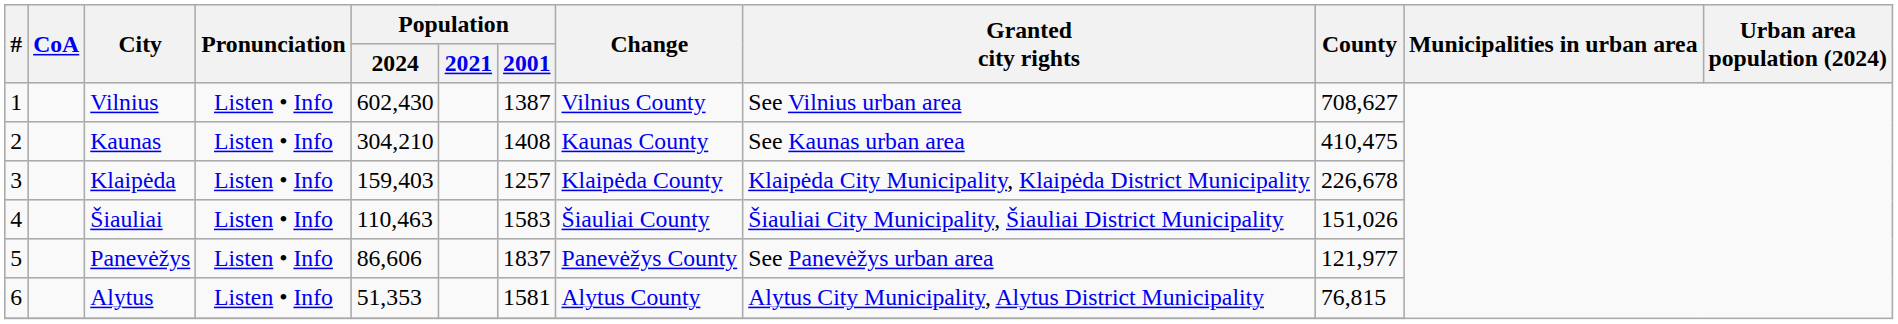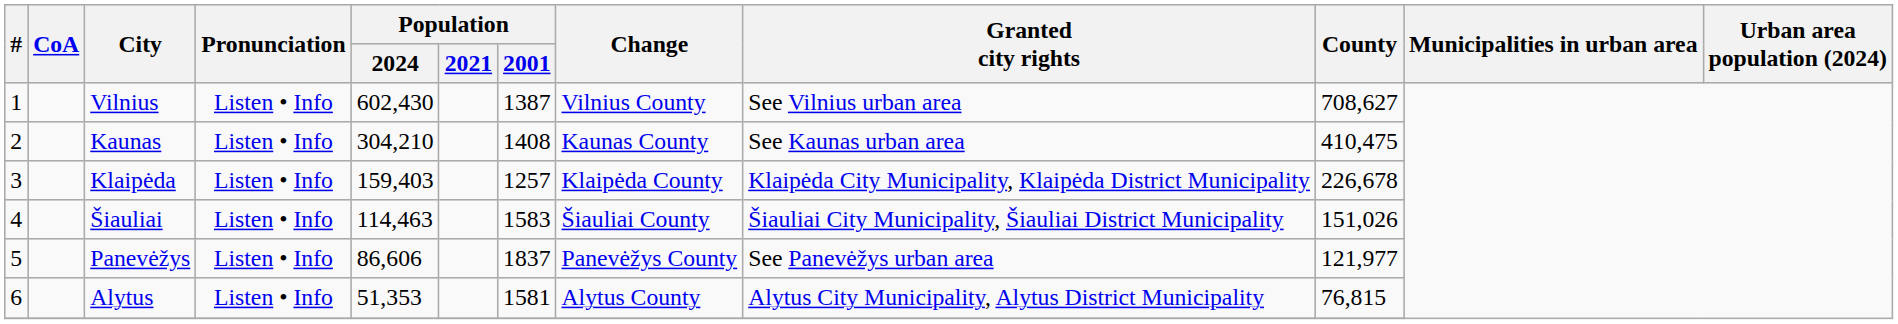(395, 219) 110,463 -> (395, 219) 114,463
